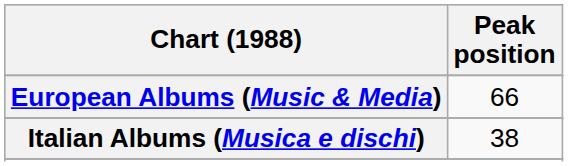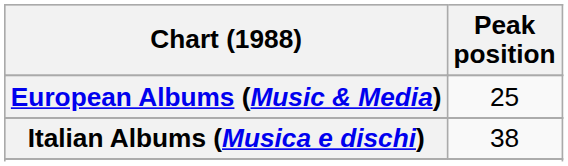(505, 96) 66 -> (505, 96) 25
